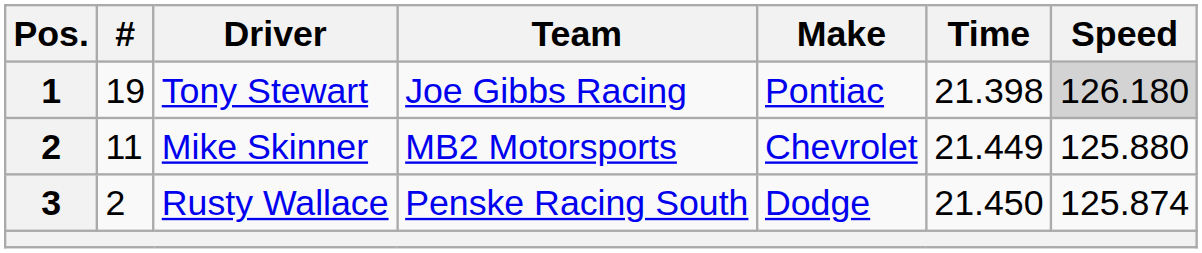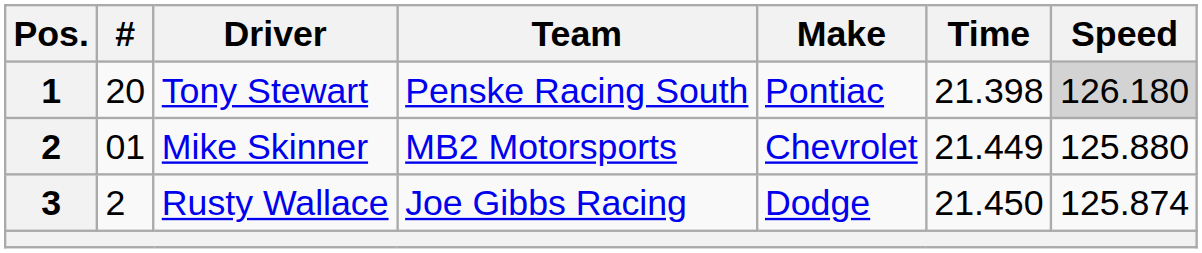(125, 90) 19 -> (125, 90) 20
(546, 90) Joe Gibbs Racing -> (577, 90) Penske Racing South
(124, 147) 11 -> (125, 147) 01
(577, 203) Penske Racing South -> (546, 203) Joe Gibbs Racing
